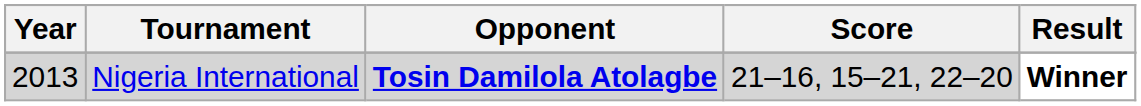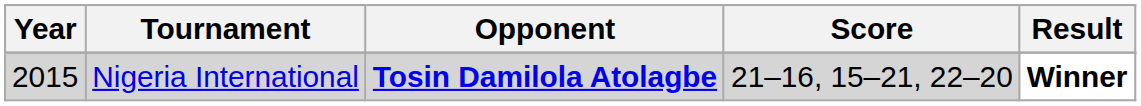(45, 76) 2013 -> (45, 76) 2015
